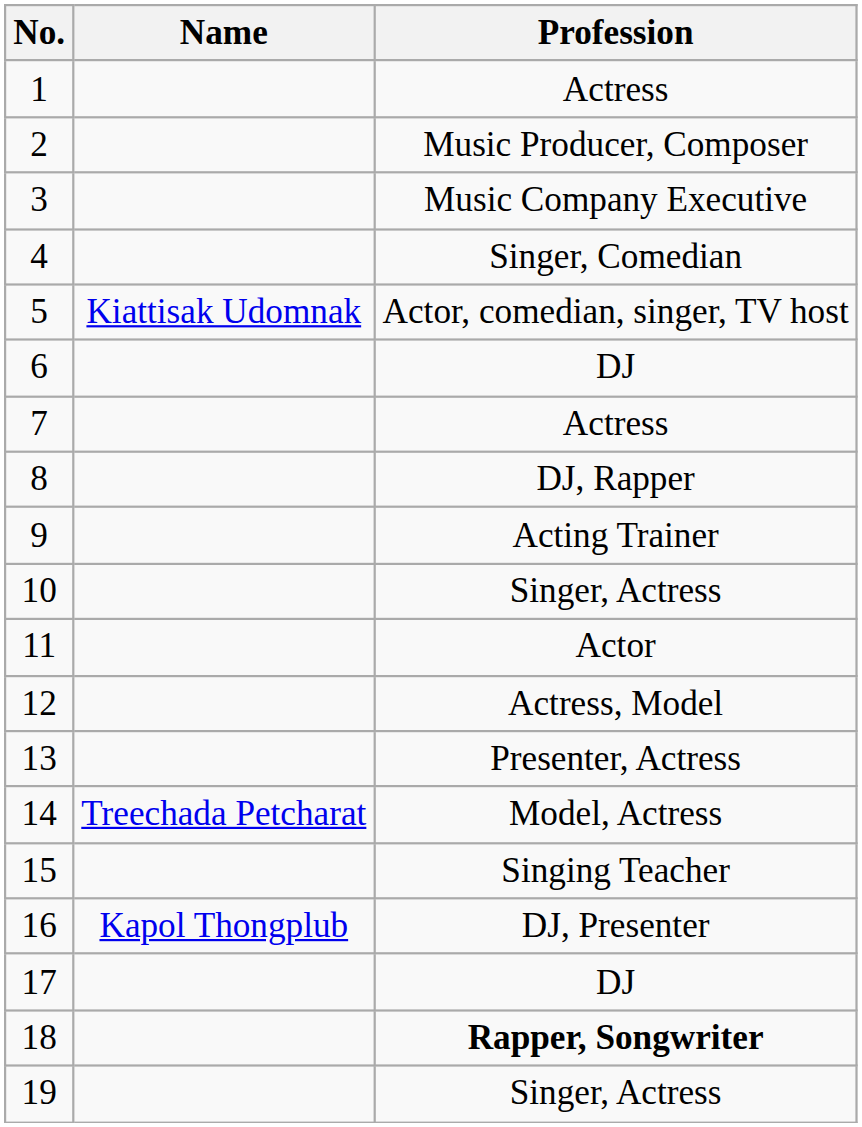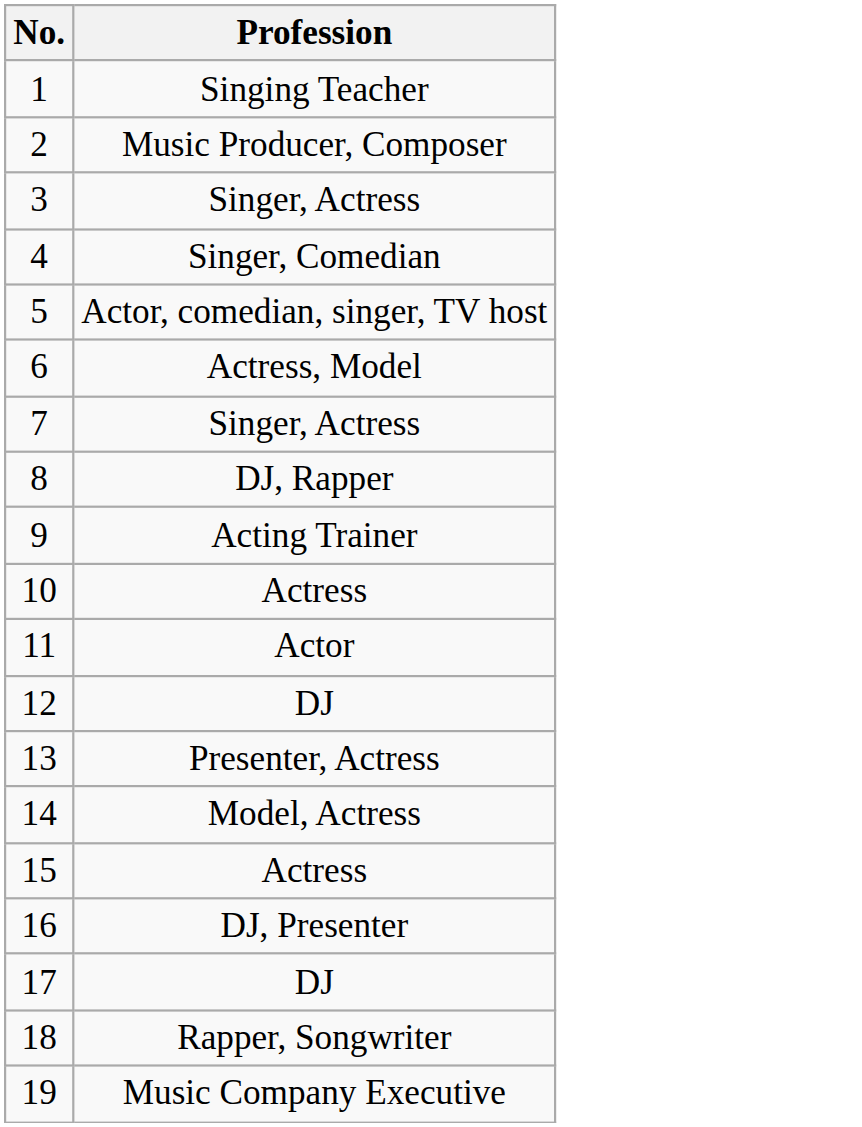- column: (224, 32)
(616, 88) Actress -> (314, 88) Singing Teacher
(616, 199) Music Company Executive -> (314, 199) Singer, Actress
(616, 367) DJ -> (314, 367) Actress, Model
(616, 423) Actress -> (314, 423) Singer, Actress
(616, 590) Singer, Actress -> (314, 590) Actress
(616, 702) Actress, Model -> (314, 702) DJ
(616, 869) Singing Teacher -> (314, 869) Actress
(616, 1037) bold -> (314, 1037) normal
(616, 1093) Singer, Actress -> (314, 1093) Music Company Executive
